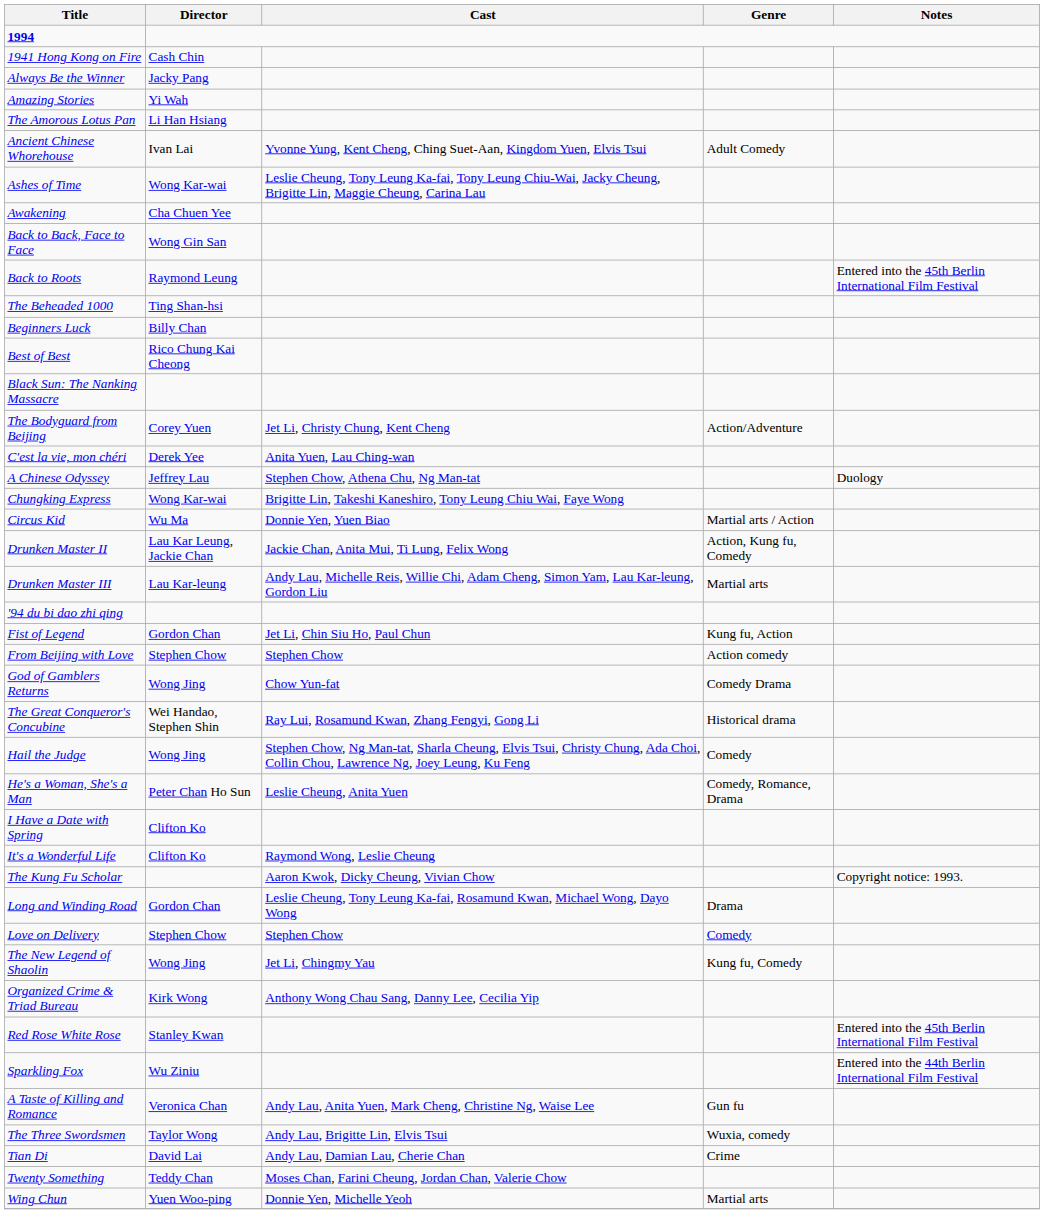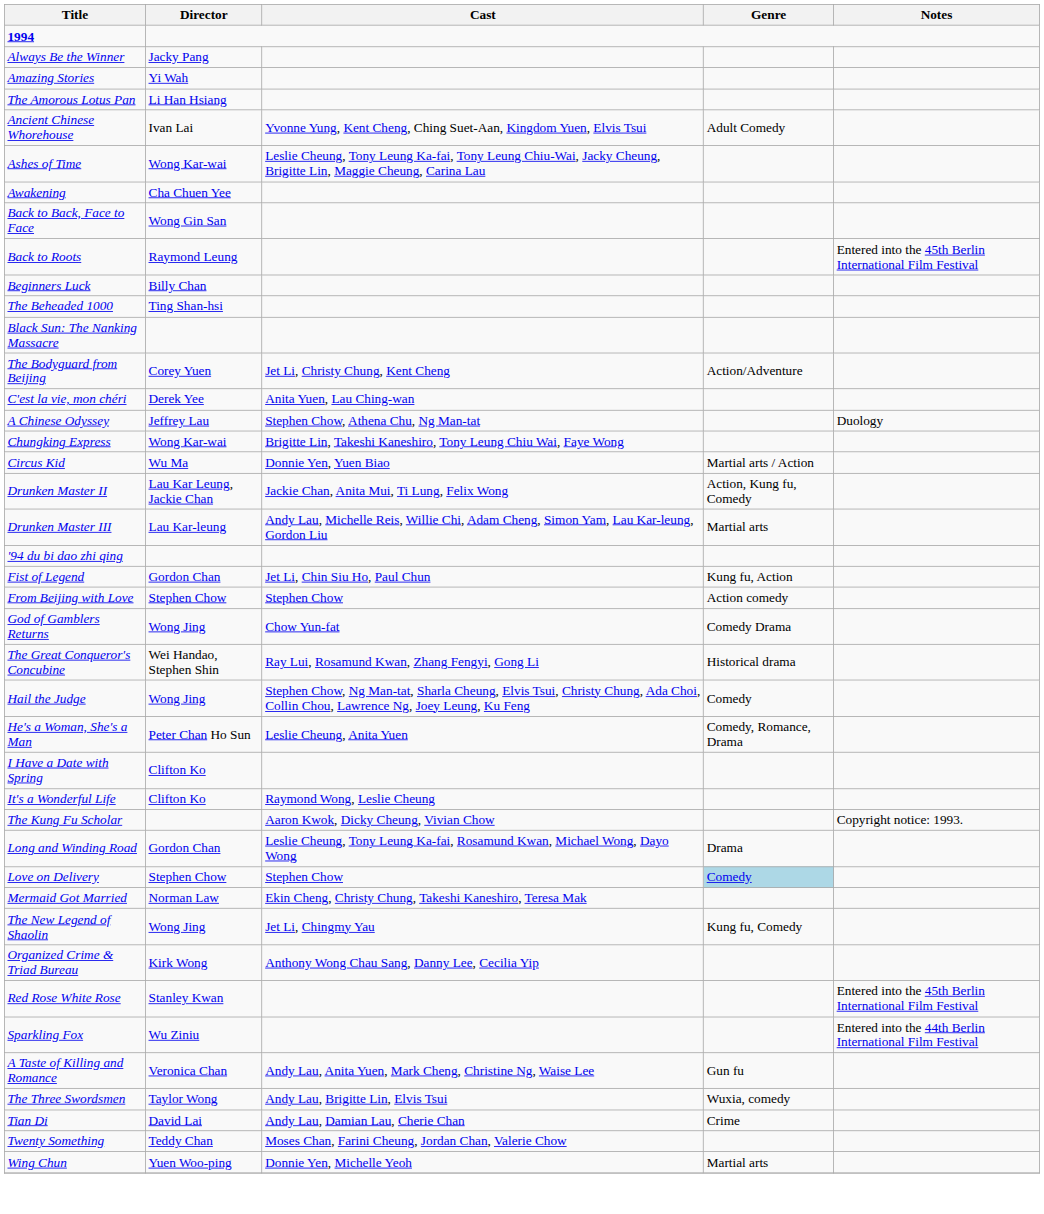- row: (74, 57)
rows swapped: (49, 327) <-> (60, 306)
- row: (39, 356)
(729, 934) no background -> (729, 877) lightblue background
+ row: (67, 898)
